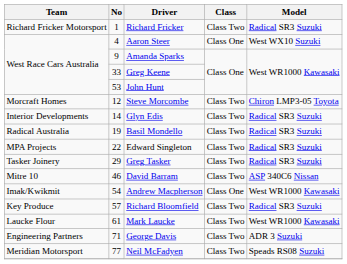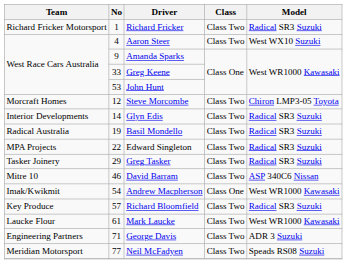(225, 42) Class One -> (226, 42) Class Two
